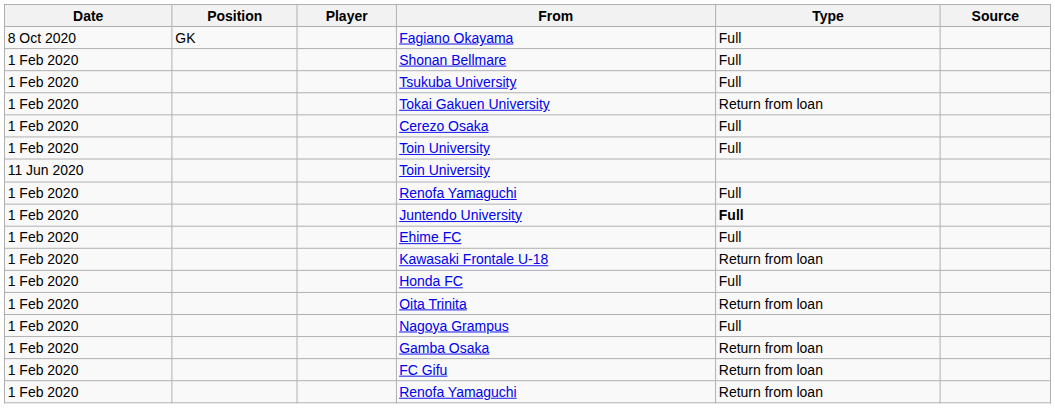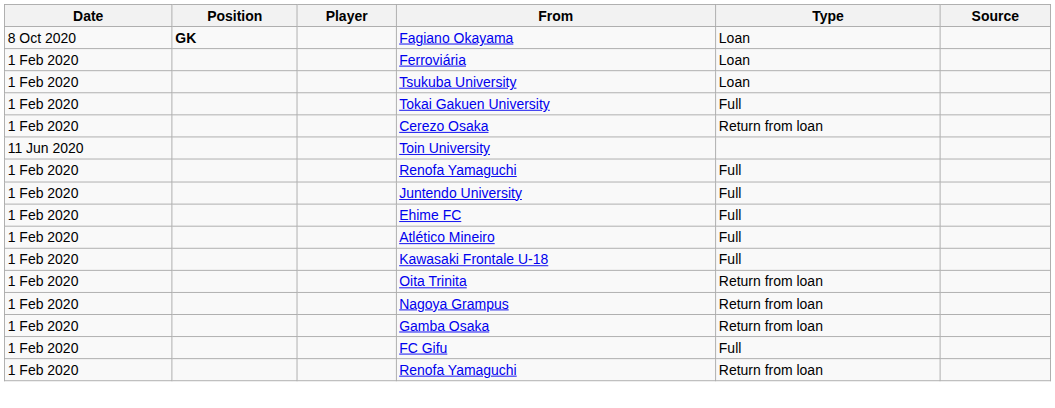(185, 38) normal -> (186, 38) bold
(730, 38) Full -> (734, 38) Loan
- row: (43, 60)
+ row: (43, 60)
(730, 82) Full -> (734, 82) Loan
(771, 104) Return from loan -> (730, 104) Full
(730, 126) Full -> (771, 126) Return from loan
- row: (43, 149)
(731, 215) bold -> (730, 193) normal
+ row: (43, 237)
(771, 259) Return from loan -> (730, 259) Full
- row: (43, 281)
(730, 326) Full -> (771, 304) Return from loan
(771, 370) Return from loan -> (730, 348) Full
